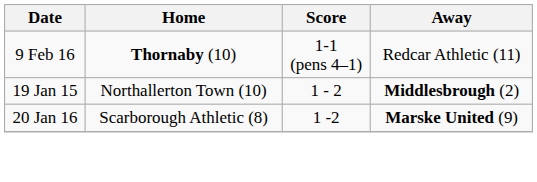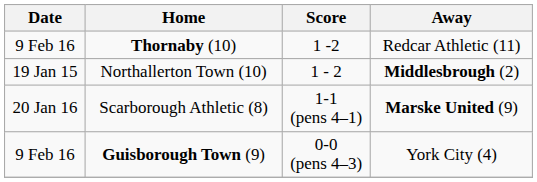(326, 54) 1-1 (pens 4–1) -> (326, 44) 1 -2
(326, 117) 1 -2 -> (326, 108) 1-1 (pens 4–1)
+ row: (184, 154)
